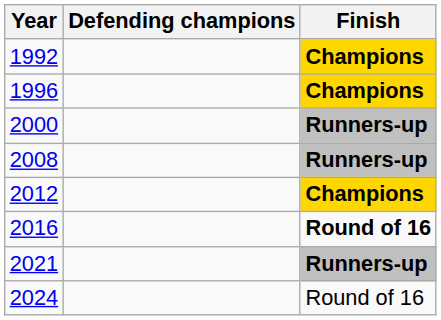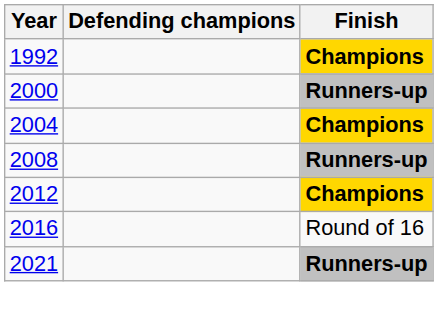- row: (34, 90)
+ row: (34, 125)
(368, 228) bold -> (365, 228) normal
- row: (34, 297)
